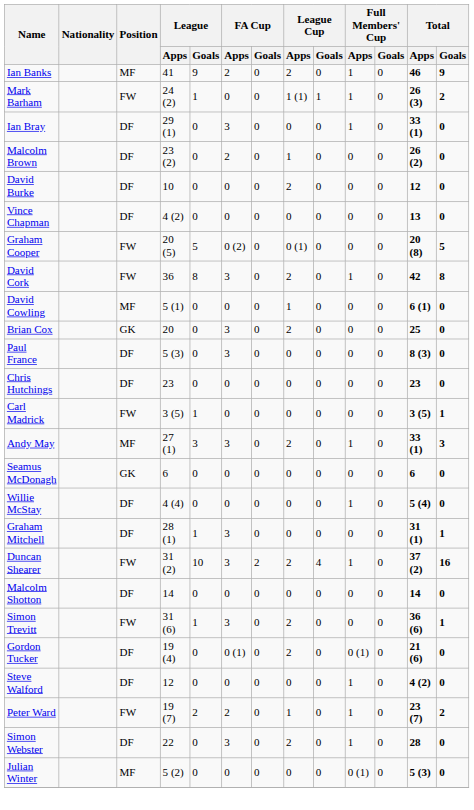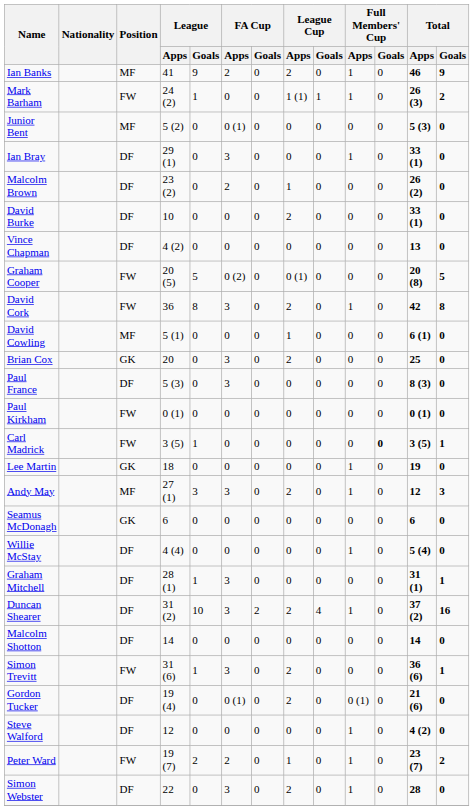+ row: (21, 126)
(415, 186) 12 -> (416, 216) 33 (1)
- row: (30, 383)
+ row: (27, 413)
(380, 413) normal -> (380, 443) bold
+ row: (32, 467)
(416, 443) 33 (1) -> (415, 490) 12
(128, 563) FW -> (127, 610) DF
- row: (22, 772)
